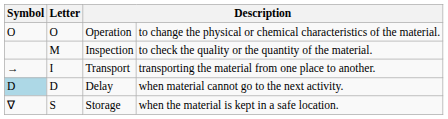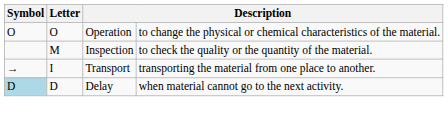- row: (103, 105)
